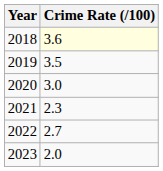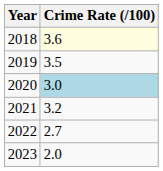(53, 85) no background -> (53, 85) lightblue background
(53, 108) 2.3 -> (53, 108) 3.2
